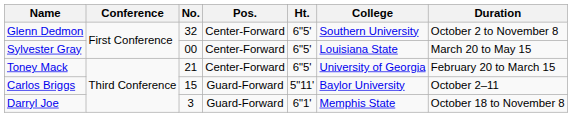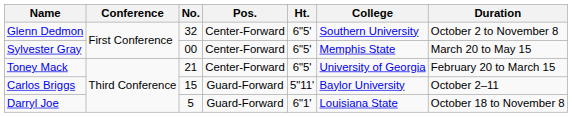(359, 49) Louisiana State -> (357, 49) Memphis State
(191, 103) 3 -> (191, 103) 5
(357, 103) Memphis State -> (359, 103) Louisiana State
